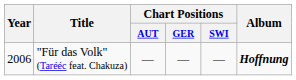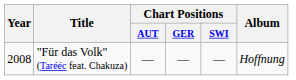(19, 58) 2006 -> (19, 58) 2008
(264, 58) bold -> (262, 58) normal
